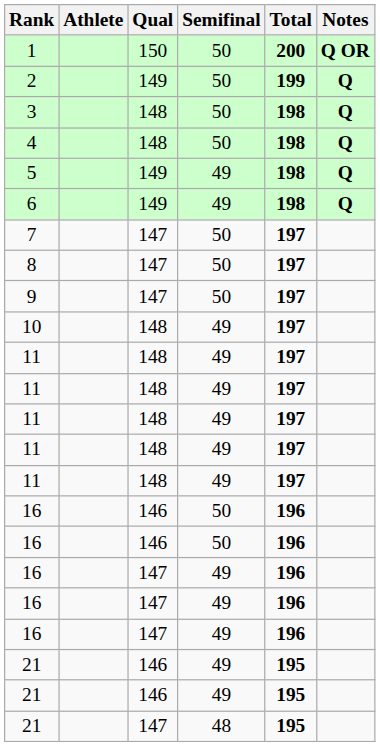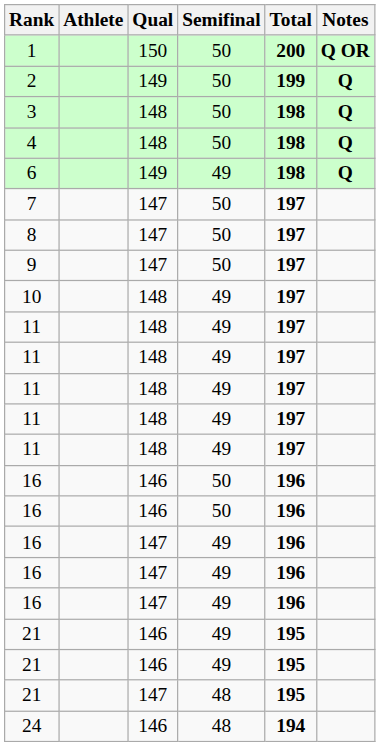- row: (32, 173)
+ row: (32, 726)
